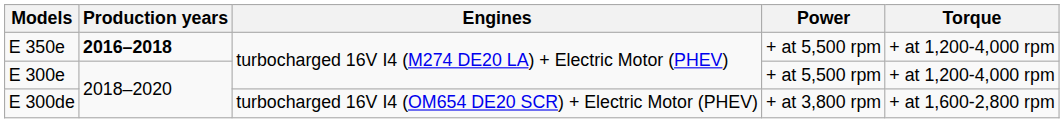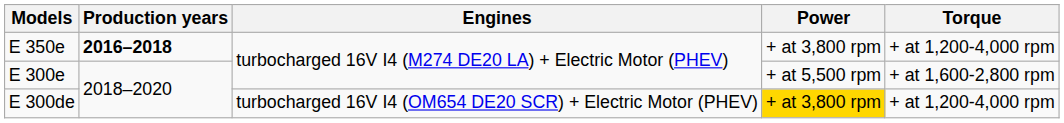(824, 46) + at 5,500 rpm -> (824, 46) + at 3,800 rpm
(972, 74) + at 1,200-4,000 rpm -> (972, 74) + at 1,600-2,800 rpm
(824, 103) no background -> (824, 103) gold background
(972, 103) + at 1,600-2,800 rpm -> (972, 103) + at 1,200-4,000 rpm
